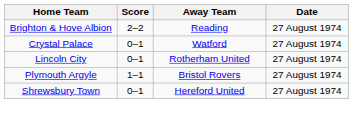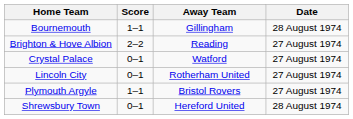+ row: (61, 28)
(307, 91) 27 August 1974 -> (307, 106) 28 August 1974
